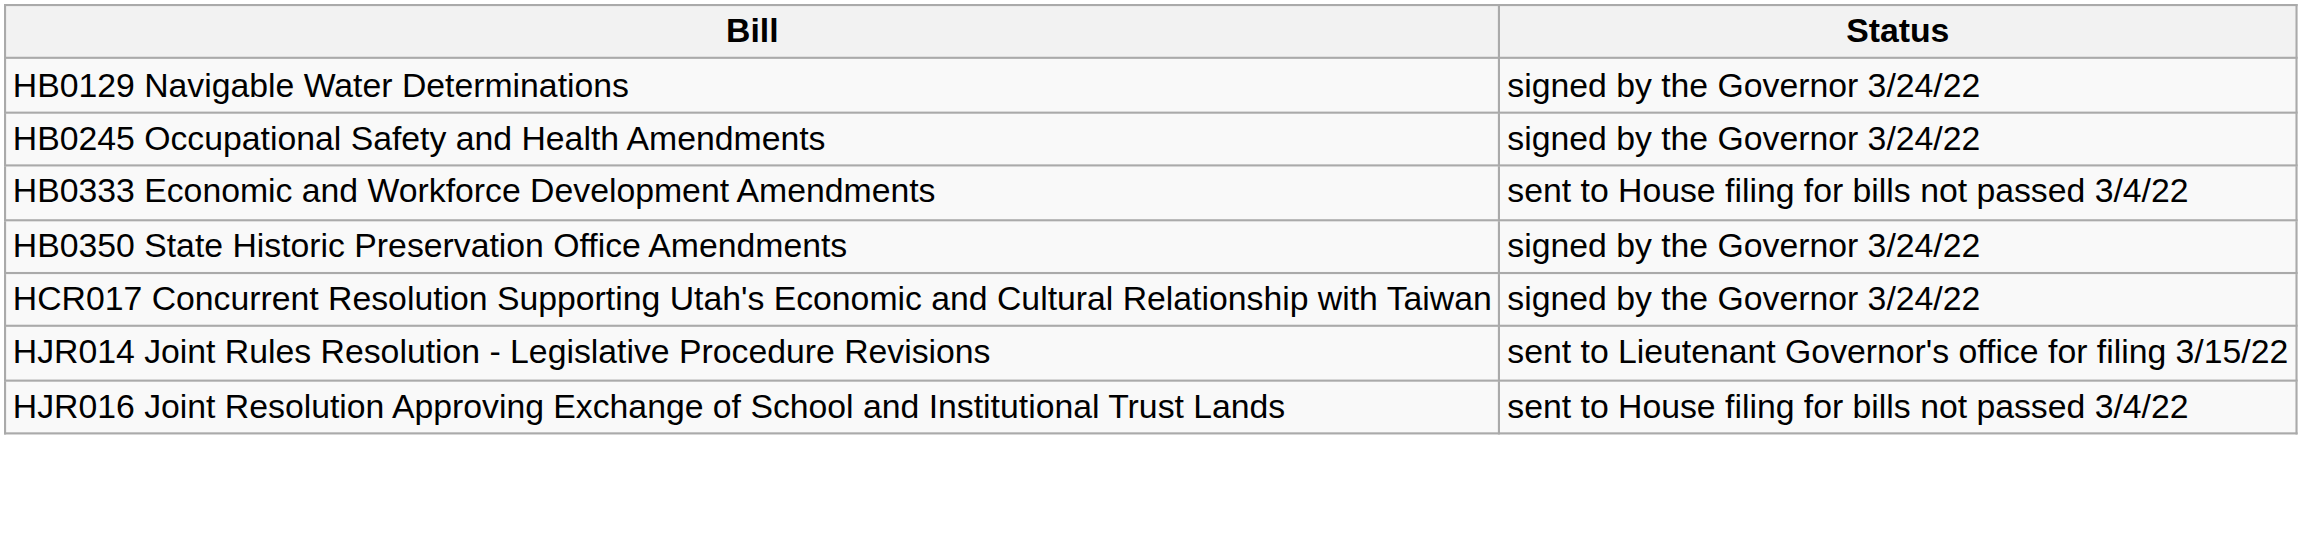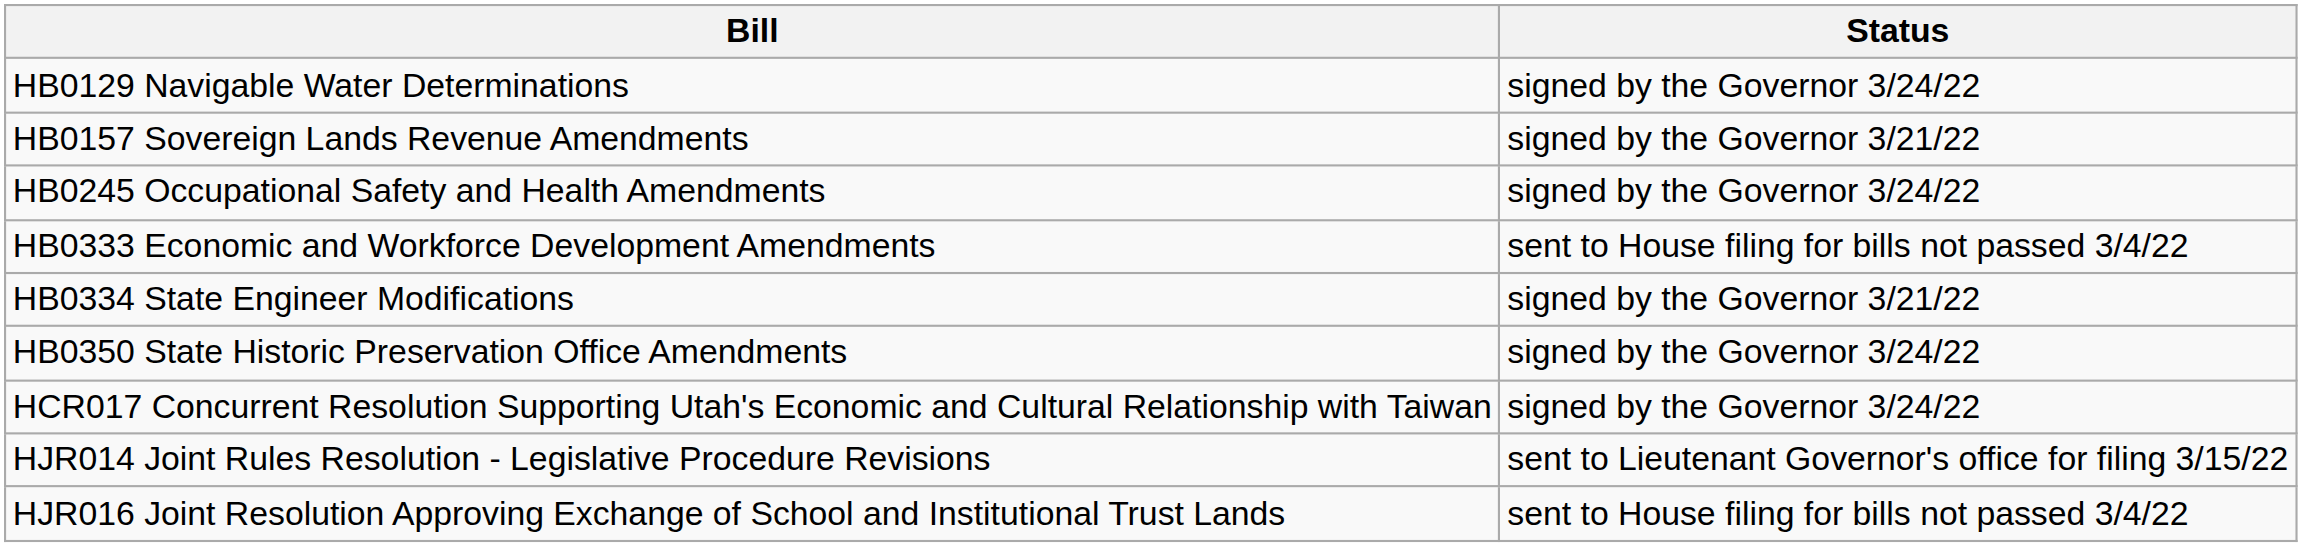+ row: (381, 138)
+ row: (293, 298)
